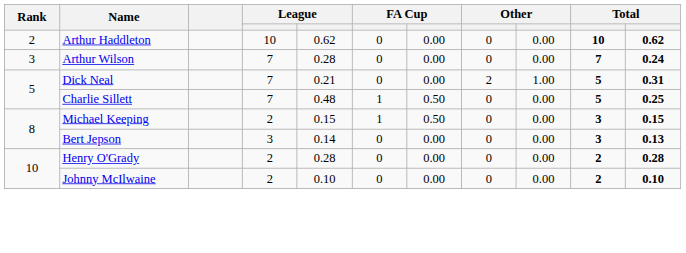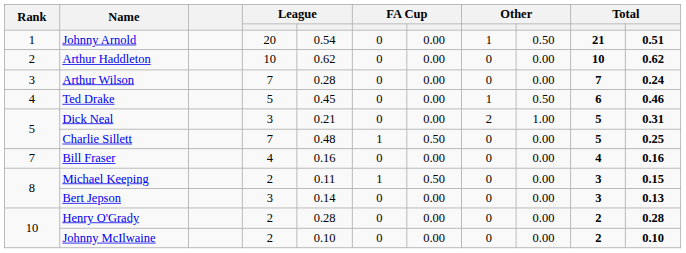+ row: (99, 39)
+ row: (88, 99)
(270, 79) 7 -> (270, 119) 3
+ row: (89, 158)
(325, 119) 0.15 -> (325, 178) 0.11
